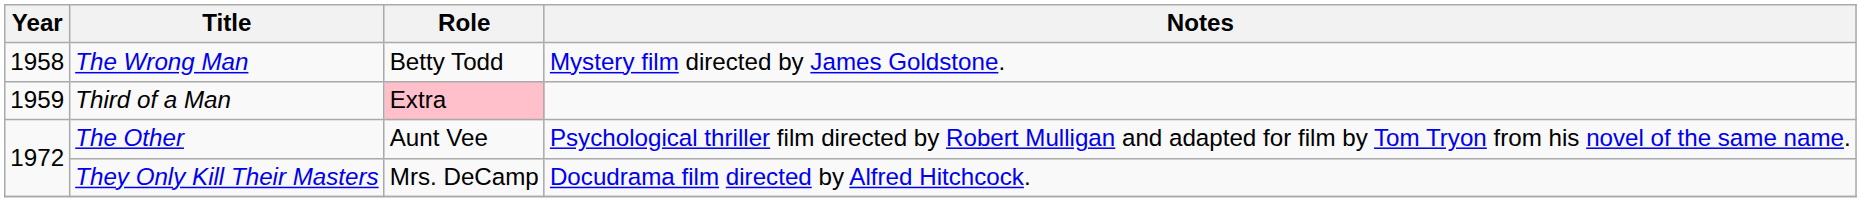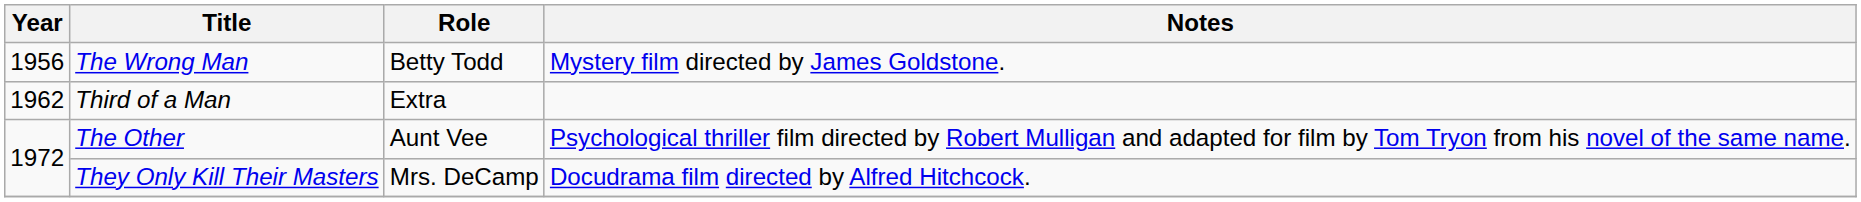(37, 61) 1958 -> (37, 61) 1956
(37, 100) 1959 -> (37, 100) 1962
(418, 100) pink background -> (418, 100) no background
